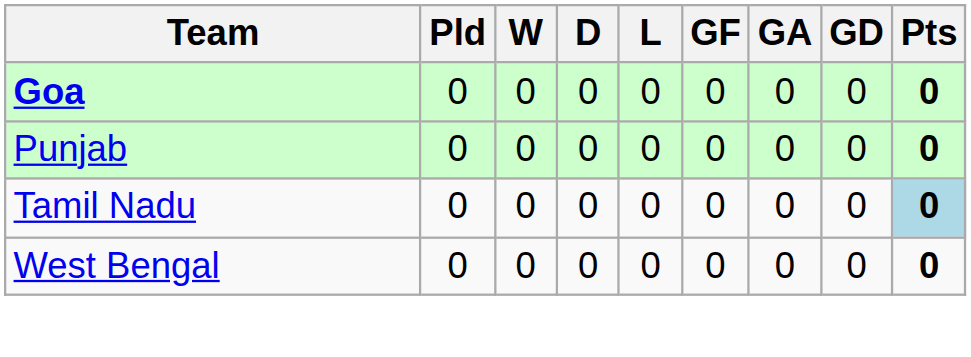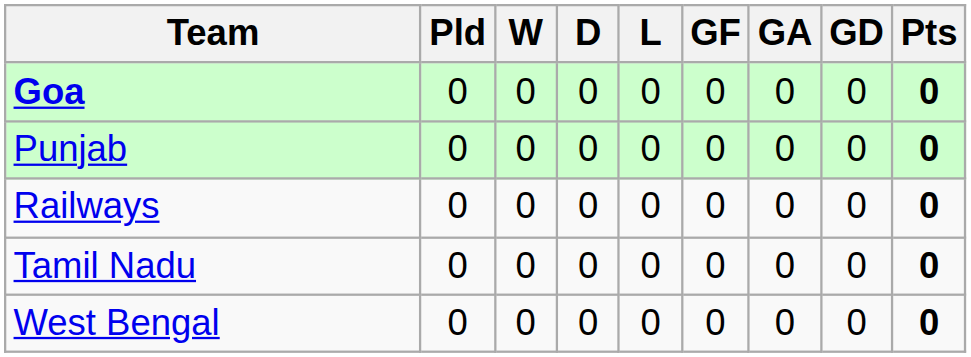+ row: (87, 206)
(929, 206) lightblue background -> (929, 264) no background
